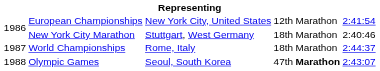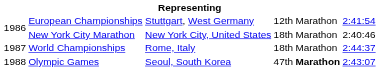(208, 21) New York City, United States -> (200, 21) Stuttgart, West Germany
(200, 34) Stuttgart, West Germany -> (208, 34) New York City, United States
